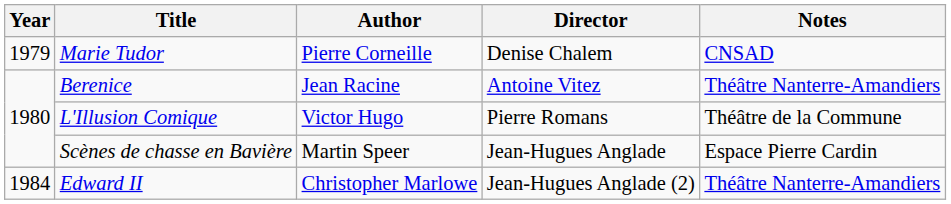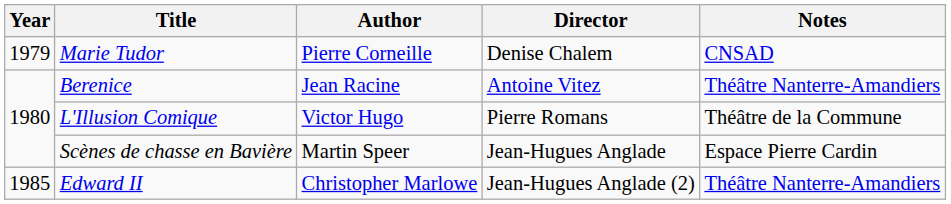(30, 183) 1984 -> (30, 183) 1985
